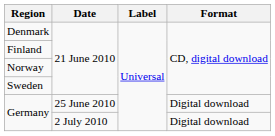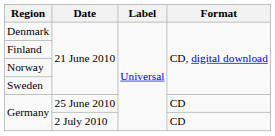(209, 103) Digital download -> (178, 103) CD
(209, 121) Digital download -> (178, 121) CD
